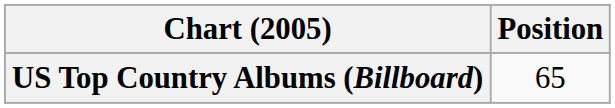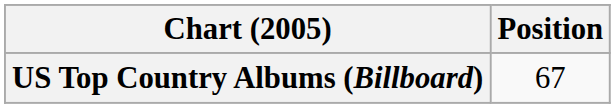(550, 77) 65 -> (550, 77) 67
